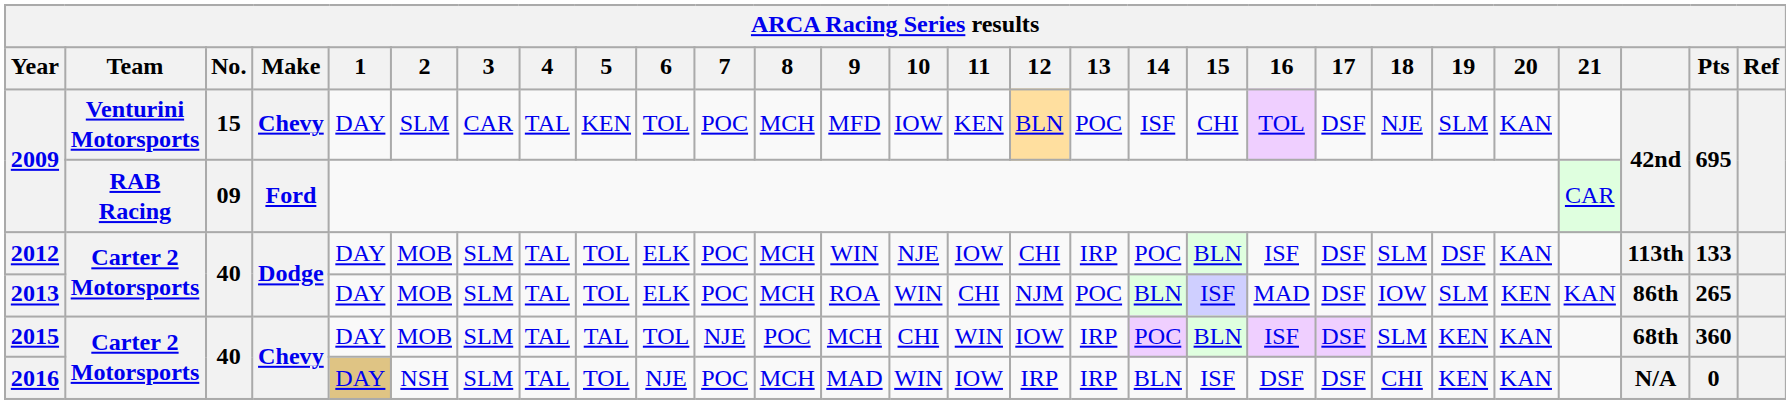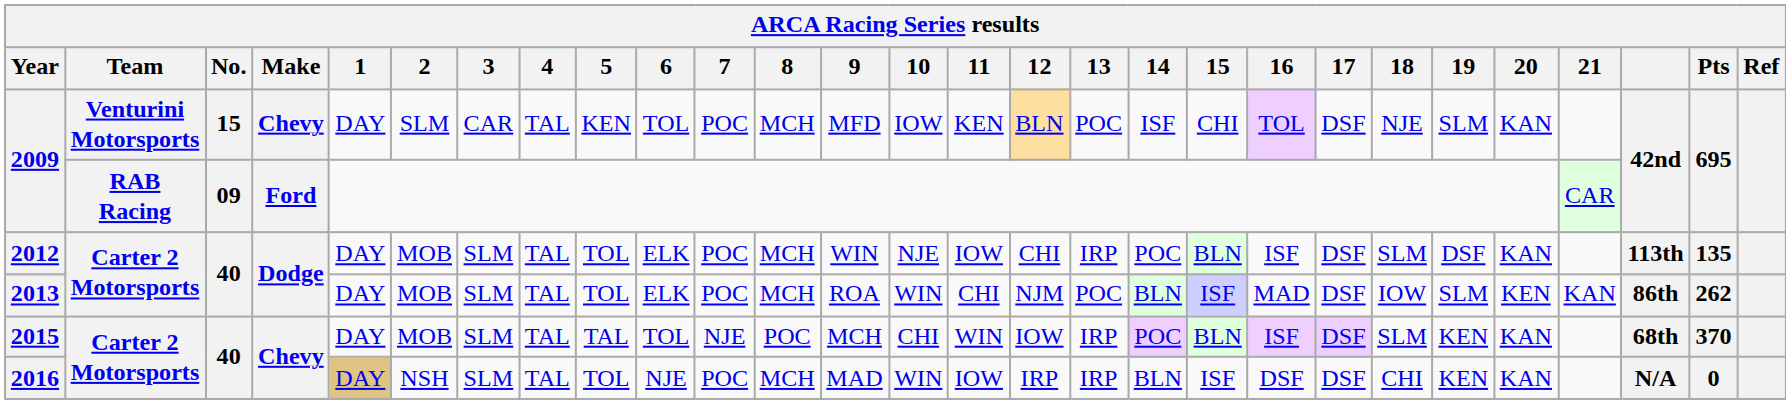(1714, 252) 133 -> (1714, 252) 135
(1714, 294) 265 -> (1714, 294) 262
(1714, 336) 360 -> (1714, 336) 370
